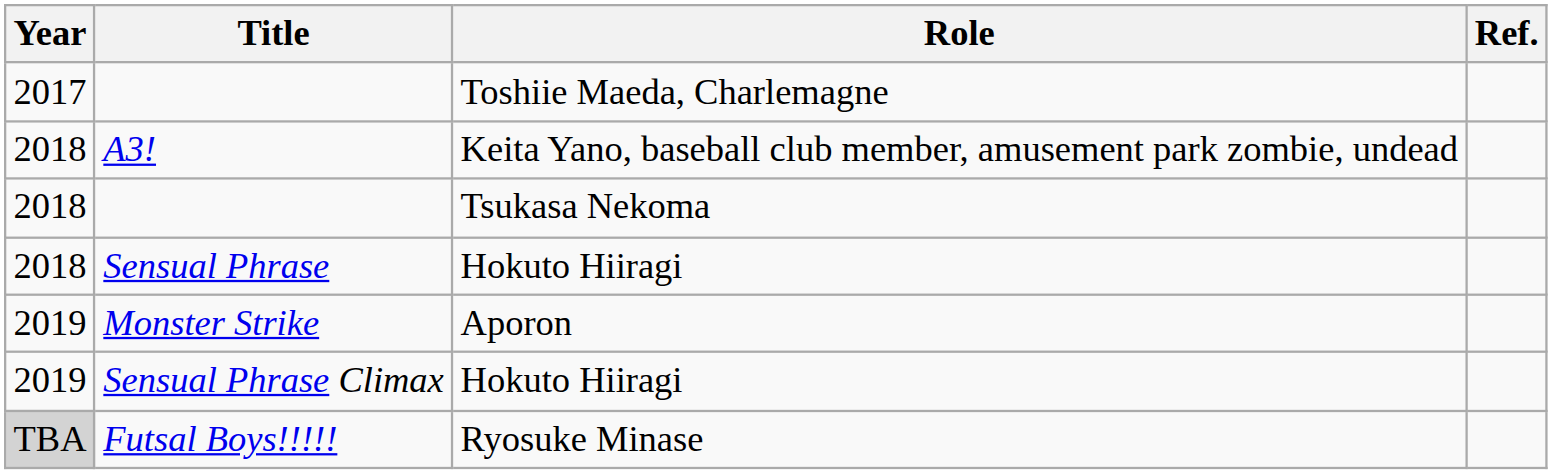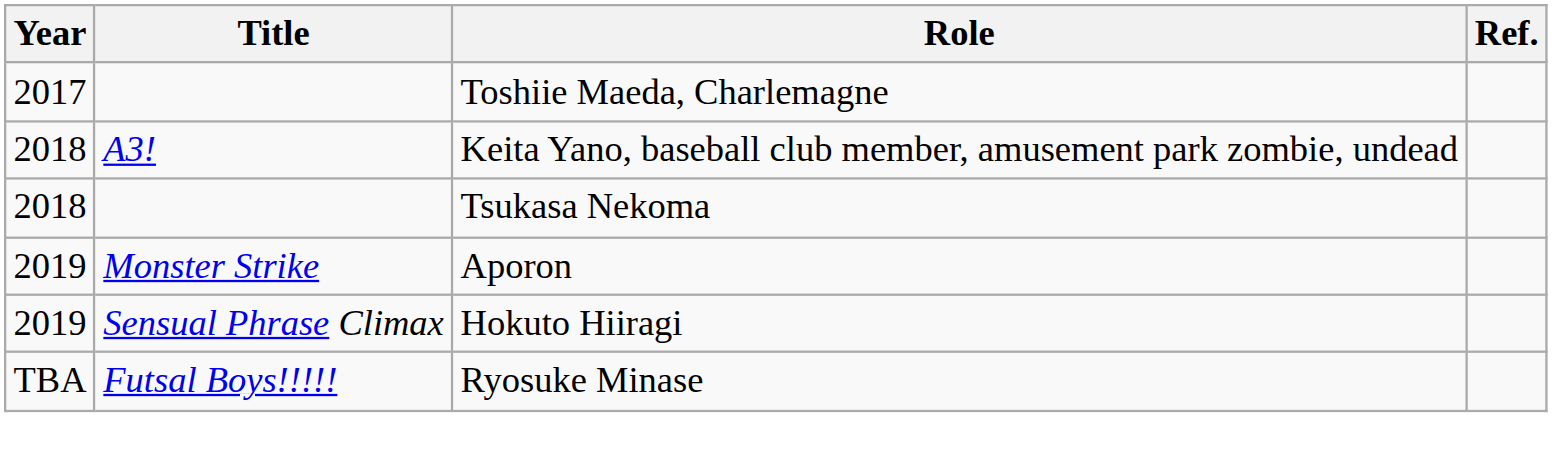- row: (216, 264)
(50, 438) lightgrey background -> (50, 380) no background
